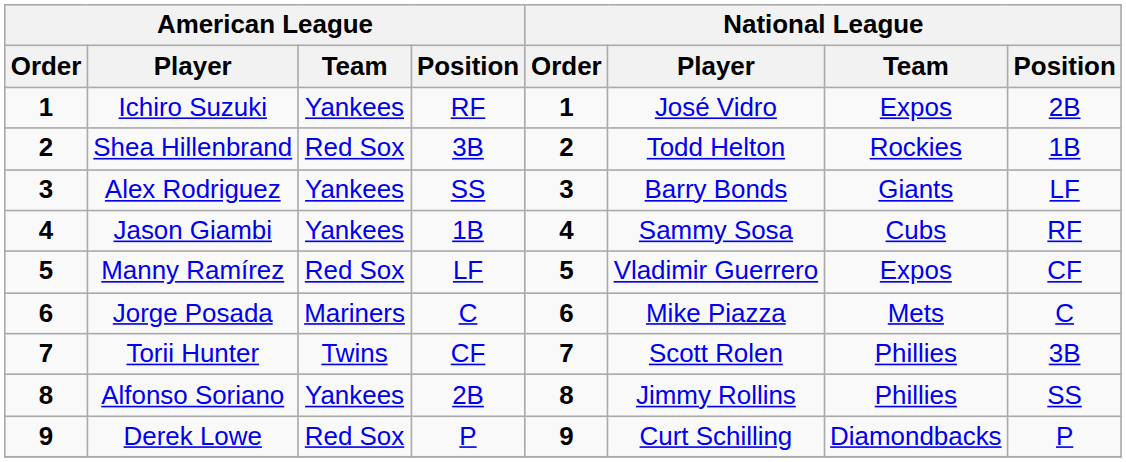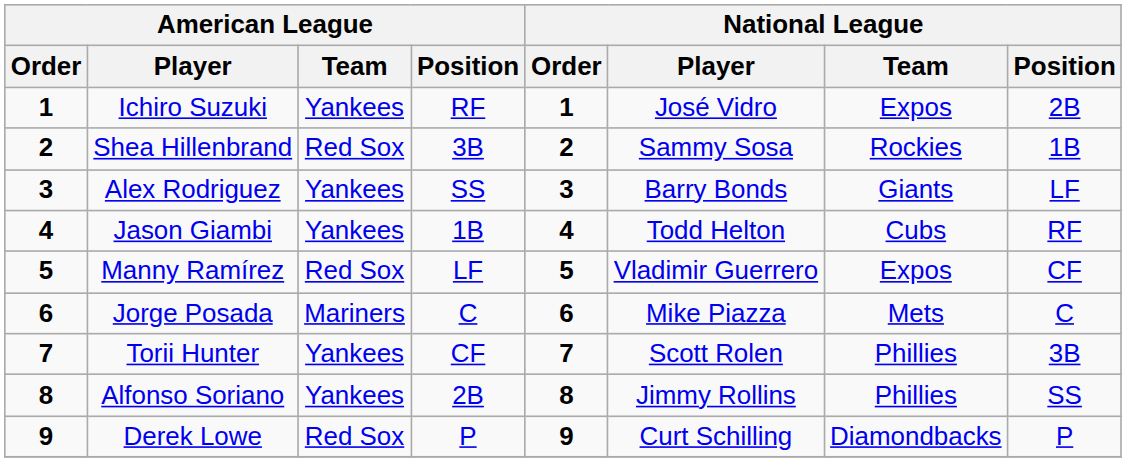(716, 148) Todd Helton -> (716, 148) Sammy Sosa
(716, 230) Sammy Sosa -> (716, 230) Todd Helton
(355, 353) Twins -> (355, 353) Yankees
